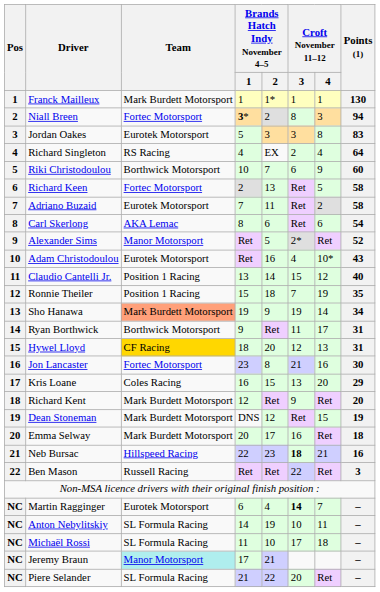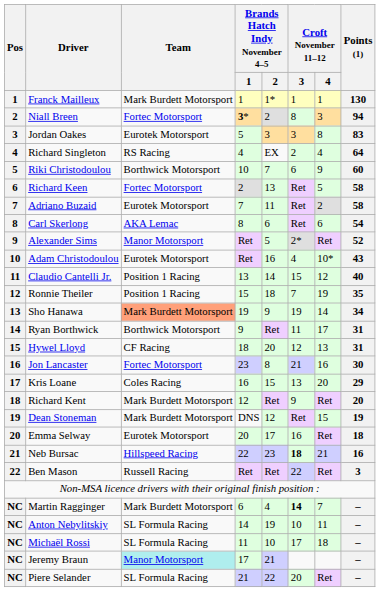(147, 347) gold background -> (147, 347) no background
(178, 435) Mark Burdett Motorsport -> (166, 435) Eurotek Motorsport
(166, 506) Eurotek Motorsport -> (178, 506) Mark Burdett Motorsport
